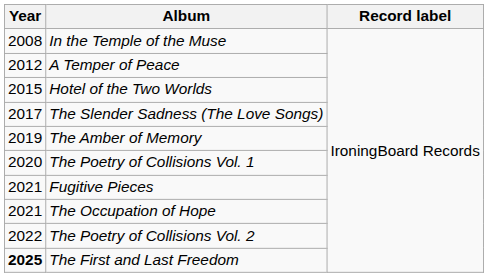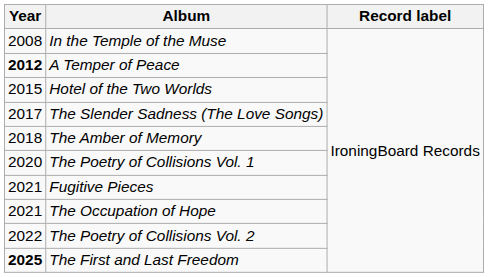(25, 65) normal -> (25, 65) bold
(25, 138) 2019 -> (25, 138) 2018
